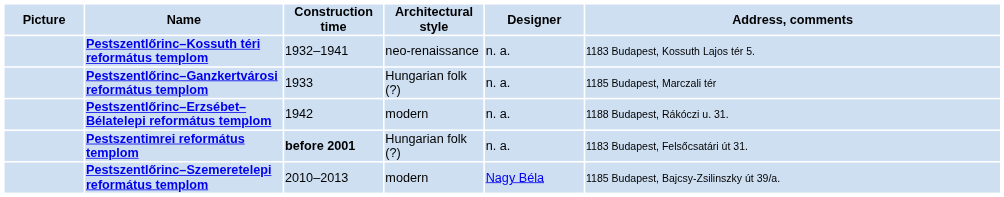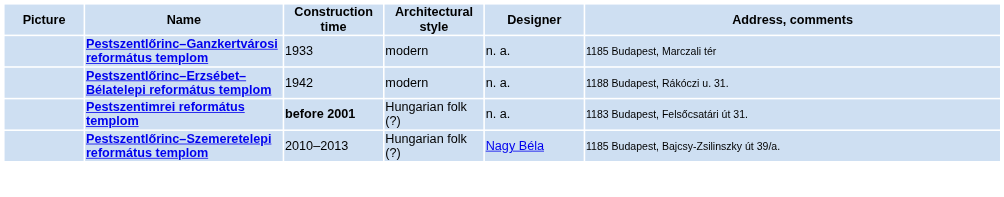- row: (173, 51)
(426, 82) Hungarian folk (?) -> (407, 51) modern
(407, 177) modern -> (426, 146) Hungarian folk (?)
